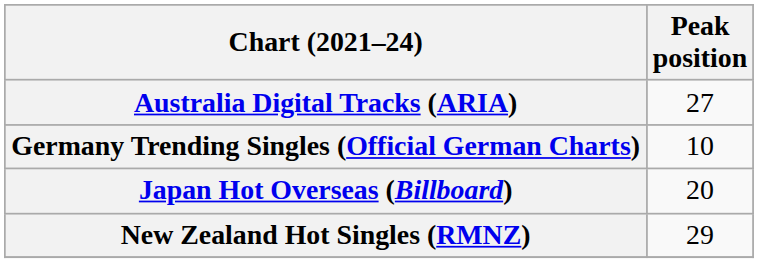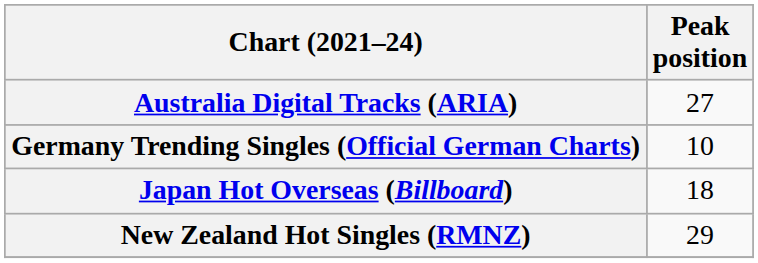(700, 190) 20 -> (700, 190) 18
